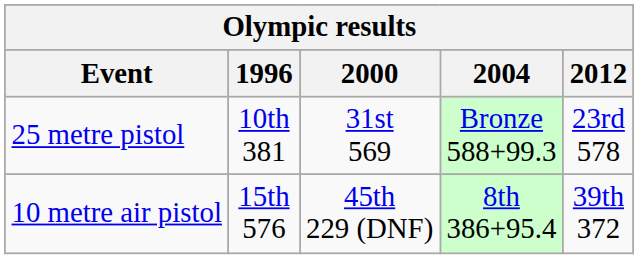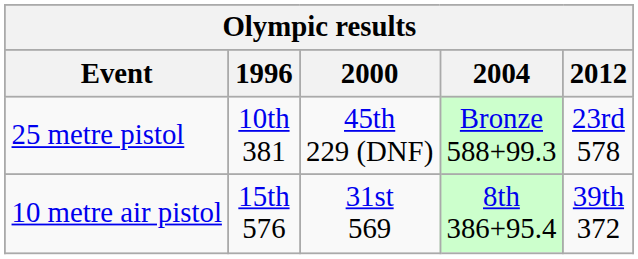(370, 134) 31st 569 -> (370, 134) 45th 229 (DNF)
(370, 212) 45th 229 (DNF) -> (370, 212) 31st 569
